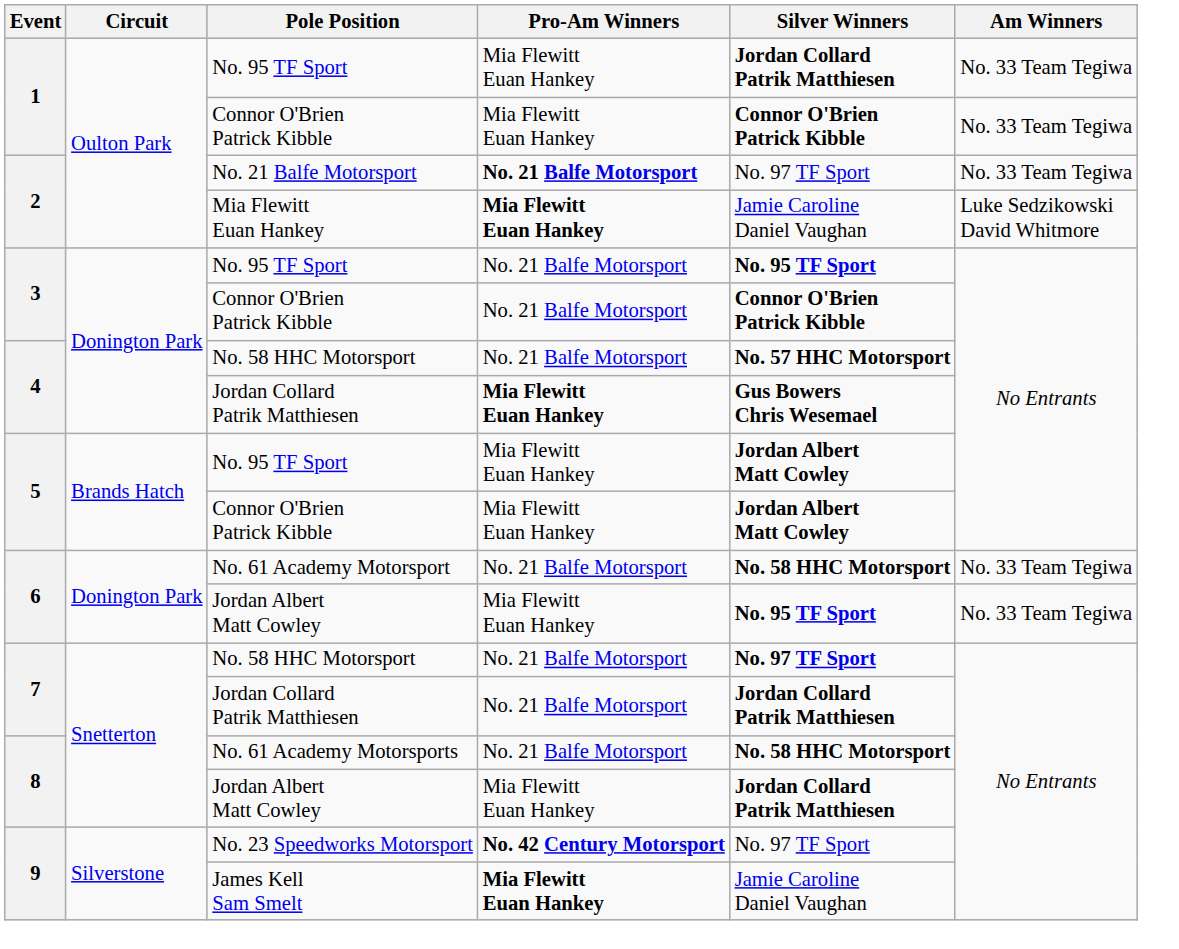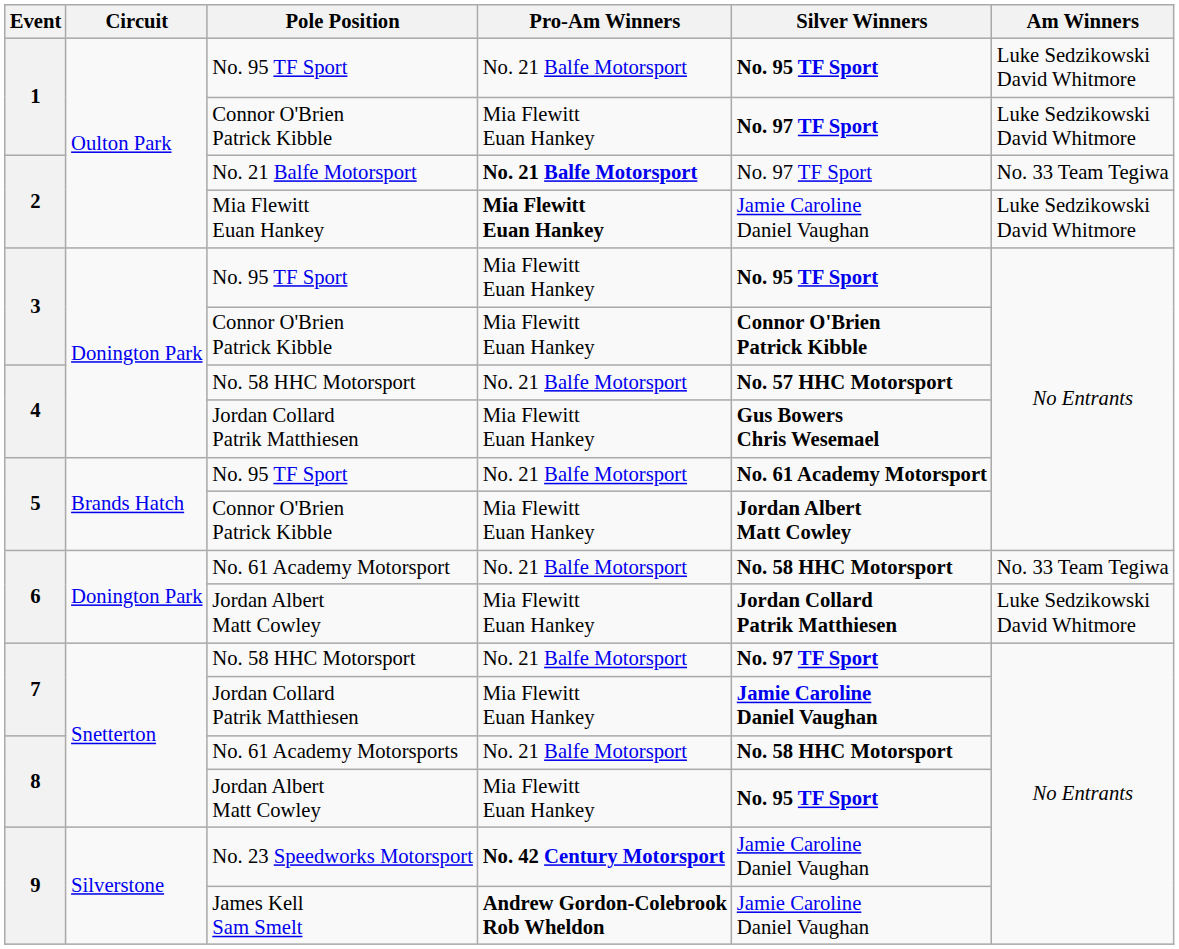(539, 67) Mia Flewitt Euan Hankey -> (585, 67) No. 21 Balfe Motorsport
(815, 67) Jordan Collard Patrik Matthiesen -> (807, 67) No. 95 TF Sport
(1046, 67) No. 33 Team Tegiwa -> (1073, 67) Luke Sedzikowski David Whitmore
(807, 125) Connor O'Brien Patrick Kibble -> (807, 125) No. 97 TF Sport
(1046, 125) No. 33 Team Tegiwa -> (1073, 125) Luke Sedzikowski David Whitmore
(585, 264) No. 21 Balfe Motorsport -> (539, 276) Mia Flewitt Euan Hankey
(585, 310) No. 21 Balfe Motorsport -> (539, 335) Mia Flewitt Euan Hankey
(543, 403) bold -> (539, 427) normal
(539, 461) Mia Flewitt Euan Hankey -> (585, 474) No. 21 Balfe Motorsport
(797, 461) Jordan Albert Matt Cowley -> (862, 474) No. 61 Academy Motorsport
(805, 612) No. 95 TF Sport -> (817, 612) Jordan Collard Patrik Matthiesen
(1046, 612) No. 33 Team Tegiwa -> (1073, 612) Luke Sedzikowski David Whitmore
(585, 705) No. 21 Balfe Motorsport -> (539, 705) Mia Flewitt Euan Hankey
(815, 705) Jordan Collard Patrik Matthiesen -> (807, 705) Jamie Caroline Daniel Vaughan
(815, 797) Jordan Collard Patrik Matthiesen -> (807, 797) No. 95 TF Sport
(802, 844) No. 97 TF Sport -> (803, 856) Jamie Caroline Daniel Vaughan
(543, 890) Mia Flewitt Euan Hankey -> (605, 914) Andrew Gordon-Colebrook Rob Wheldon
